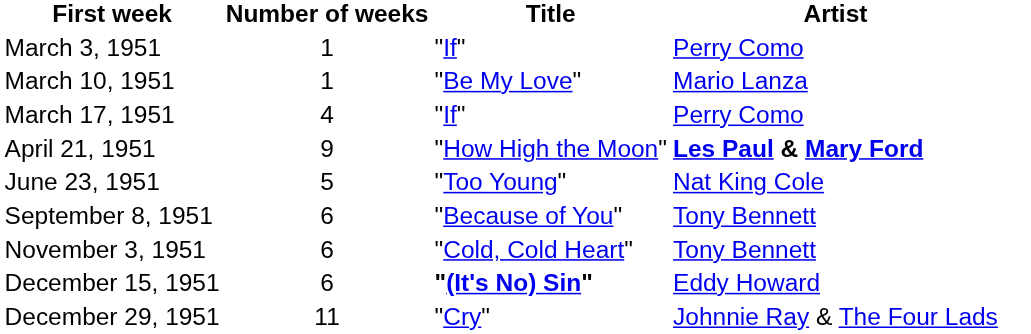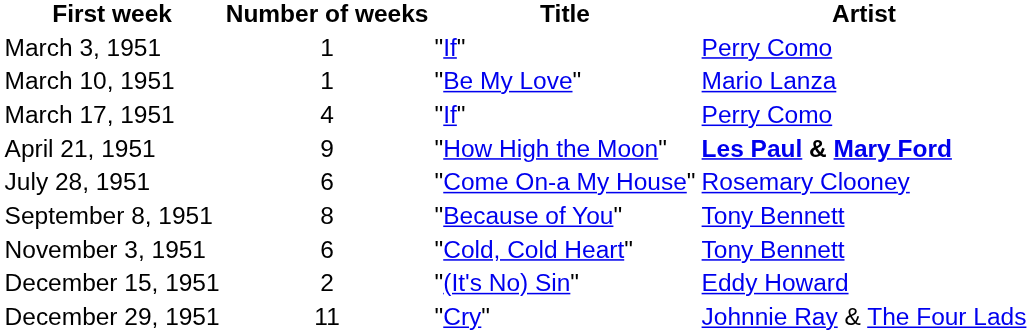- row: (82, 182)
+ row: (77, 182)
(327, 216) 6 -> (327, 216) 8
(327, 283) 6 -> (327, 283) 2
(514, 283) bold -> (507, 283) normal
